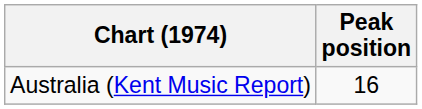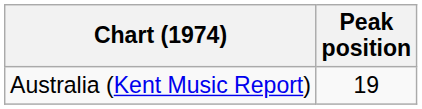(366, 85) 16 -> (366, 85) 19
